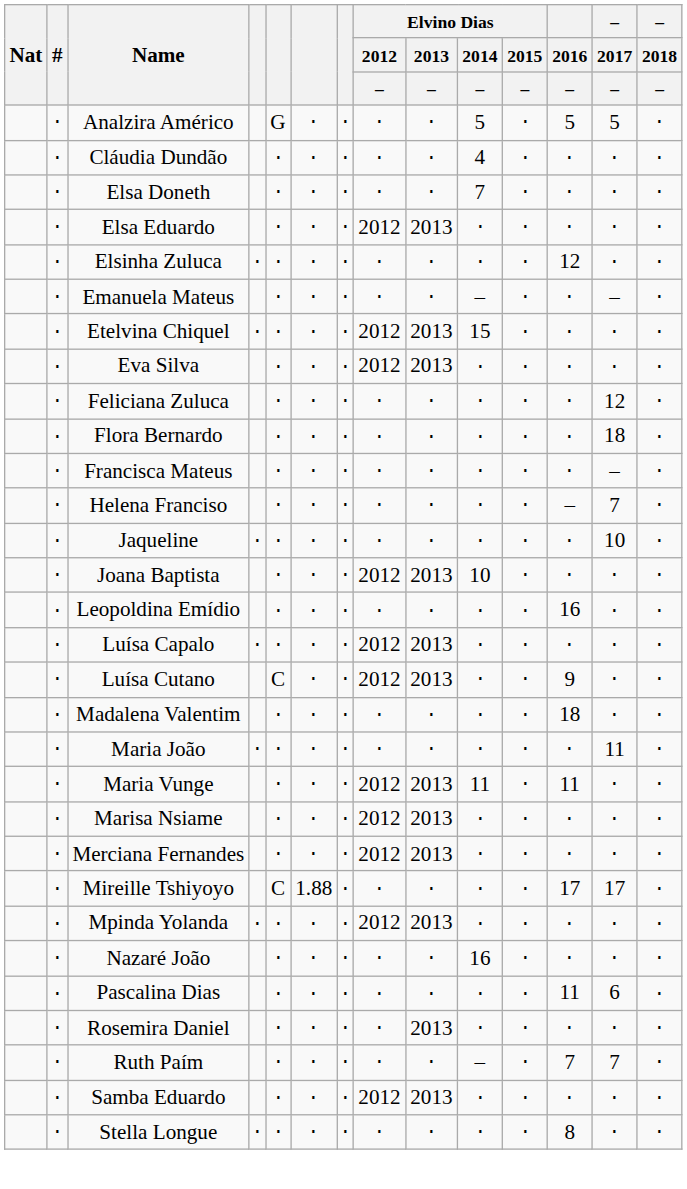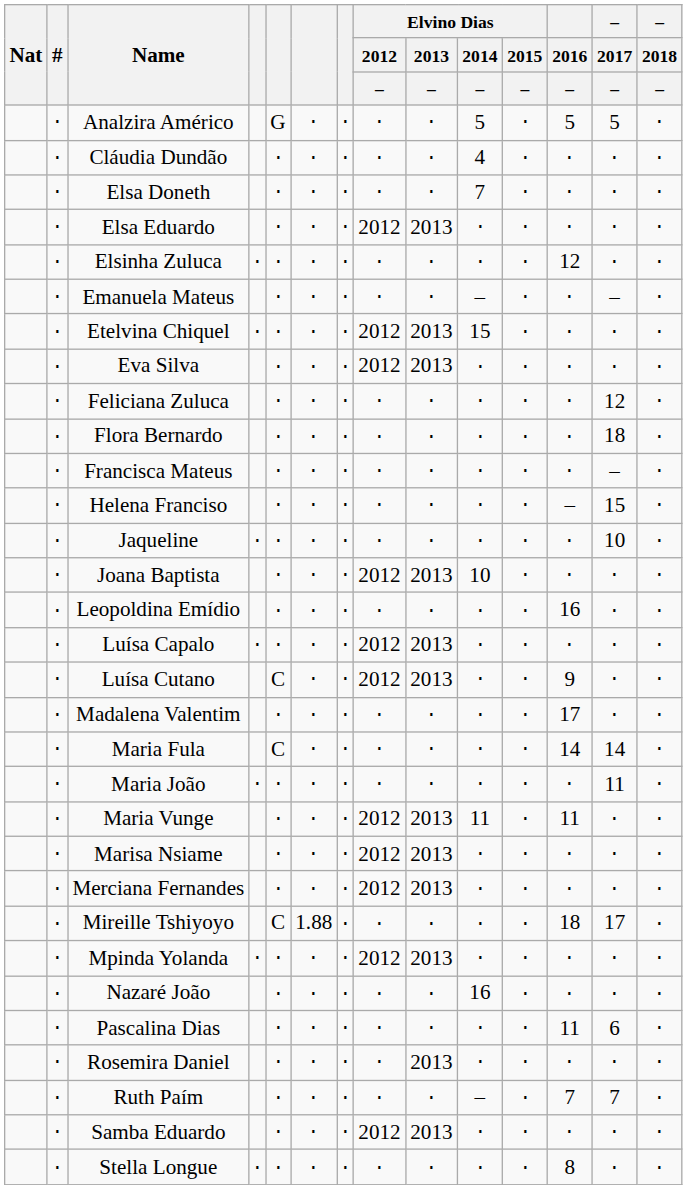(615, 505) 7 -> (615, 505) 15
(570, 714) 18 -> (570, 714) 17
+ row: (158, 749)
(570, 888) 17 -> (570, 923) 18
